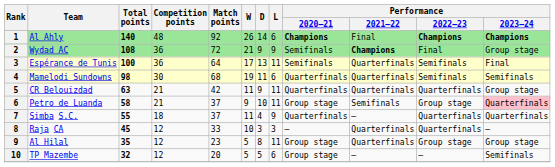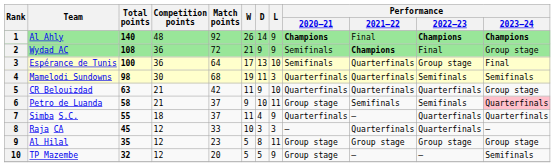(273, 37) 6 -> (273, 37) 9
(276, 63) 11 -> (276, 63) 10
(443, 63) Semifinals -> (445, 63) Group stage
(273, 77) 6 -> (273, 77) 3
(276, 90) 11 -> (276, 90) 10
(445, 103) Group stage -> (443, 103) Semifinals
(383, 142) Quarterfinals -> (378, 142) Group stage
(273, 155) 6 -> (273, 155) 9
